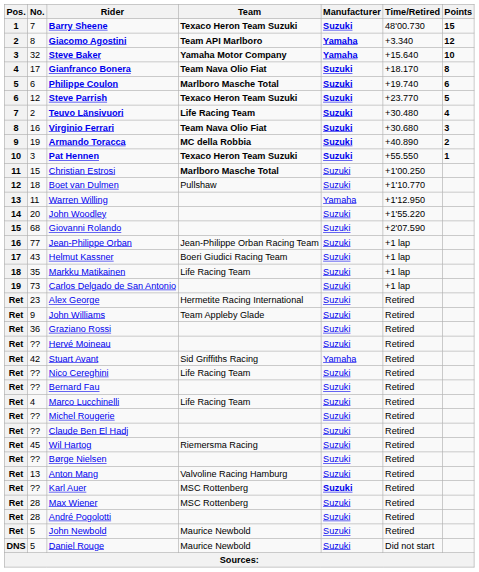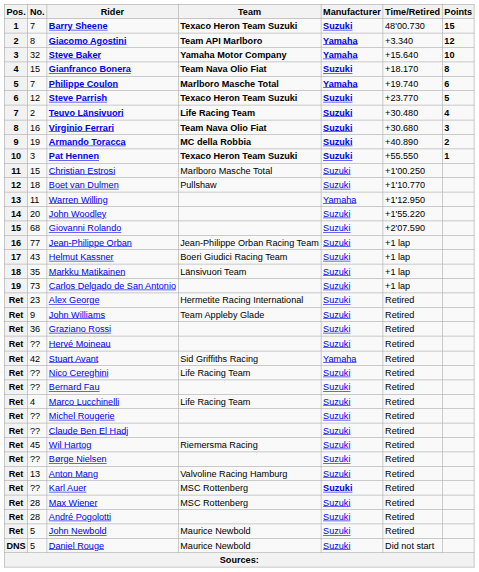(35, 69) 17 -> (35, 69) 15
(32, 84) 6 -> (32, 84) 7
(338, 84) Suzuki -> (340, 84) Yamaha
(230, 171) bold -> (226, 171) normal
(215, 272) Life Racing Team -> (213, 272) Länsivuori Team
